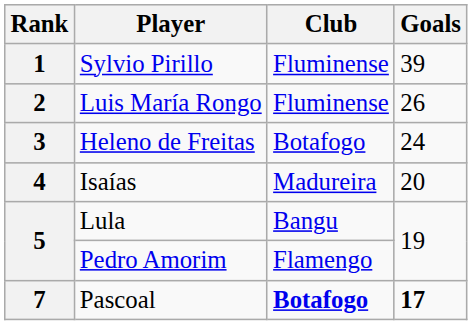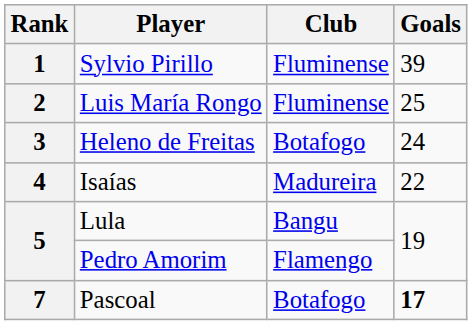(413, 102) 26 -> (413, 102) 25
(413, 181) 20 -> (413, 181) 22
(321, 299) bold -> (319, 299) normal
